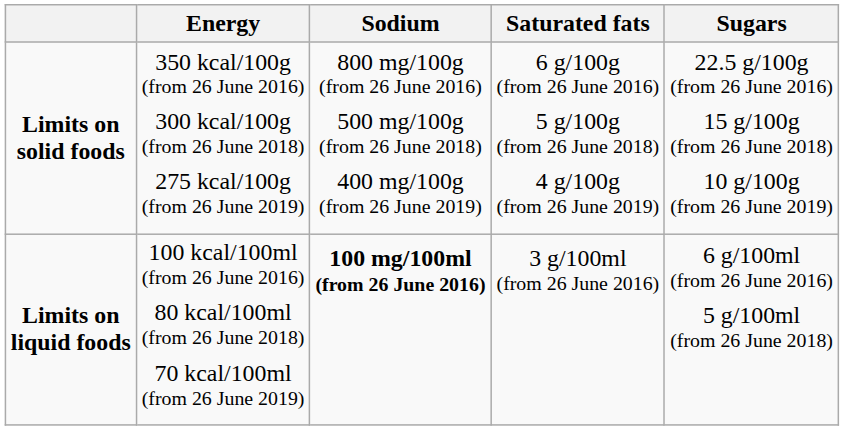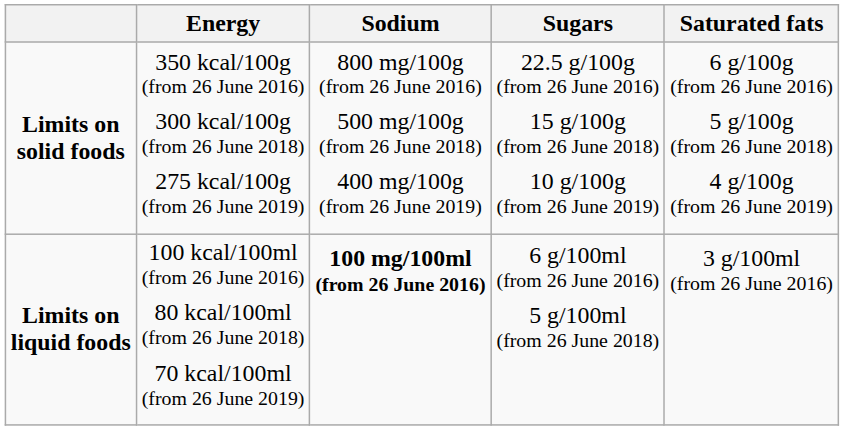columns swapped: (752, 23) <-> (578, 23)
